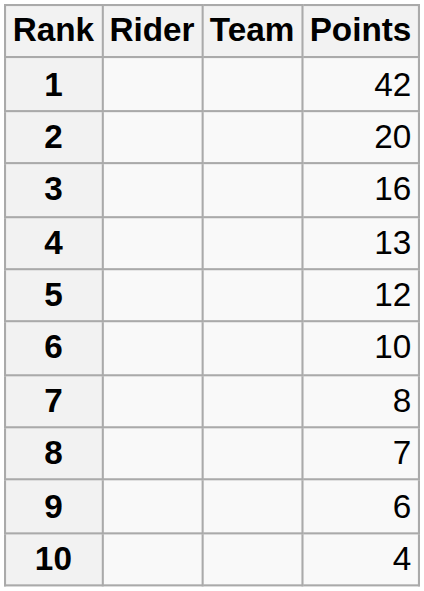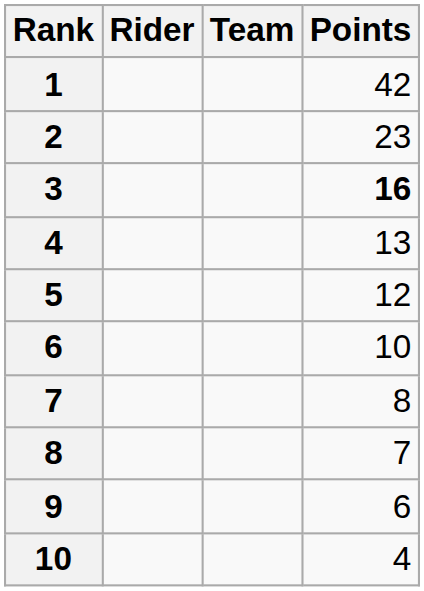(393, 136) 20 -> (393, 136) 23
(393, 189) normal -> (393, 189) bold
